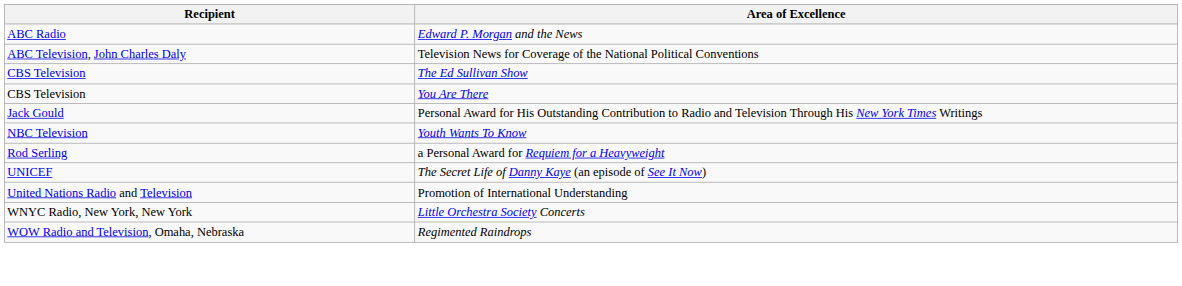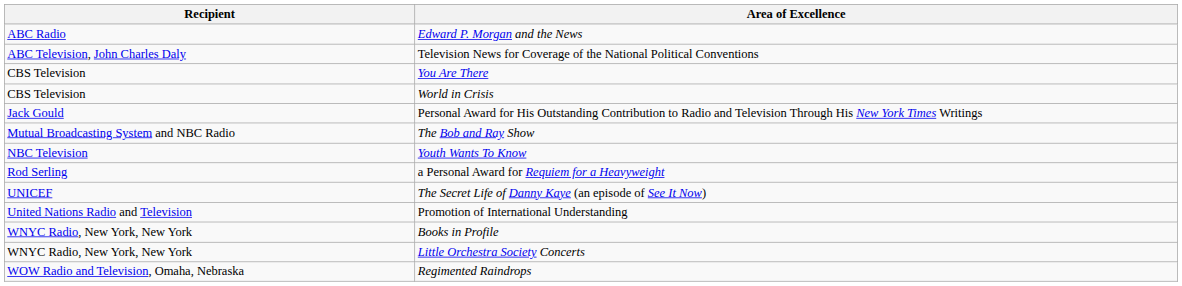- row: (473, 73)
+ row: (456, 93)
+ row: (476, 133)
+ row: (458, 232)
